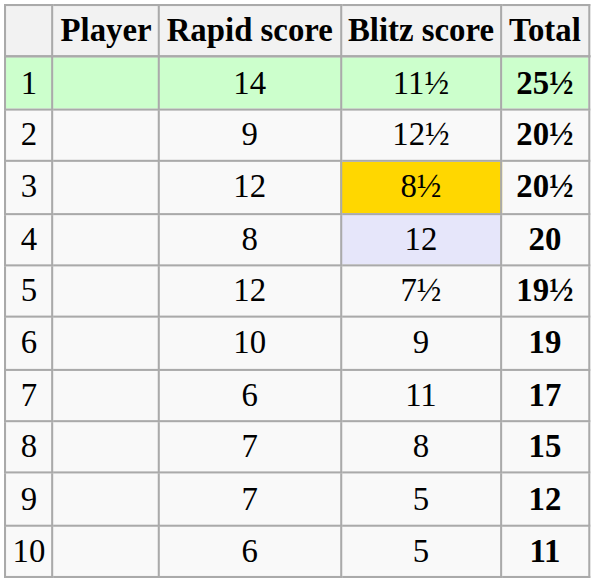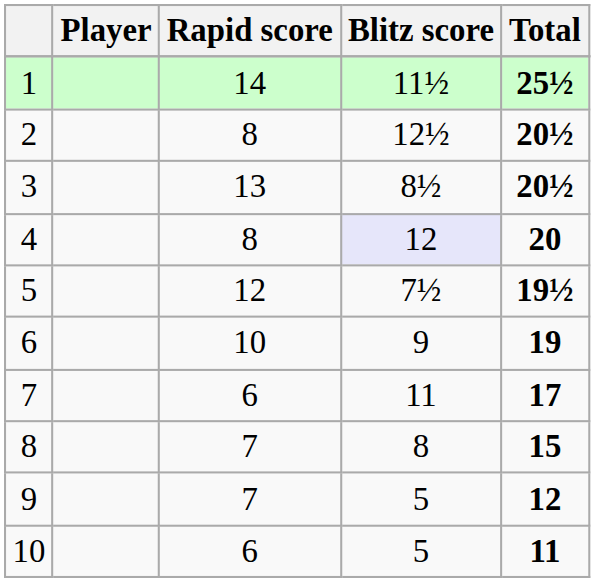(250, 134) 9 -> (250, 134) 8
(250, 186) 12 -> (250, 186) 13
(421, 186) gold background -> (421, 186) no background
